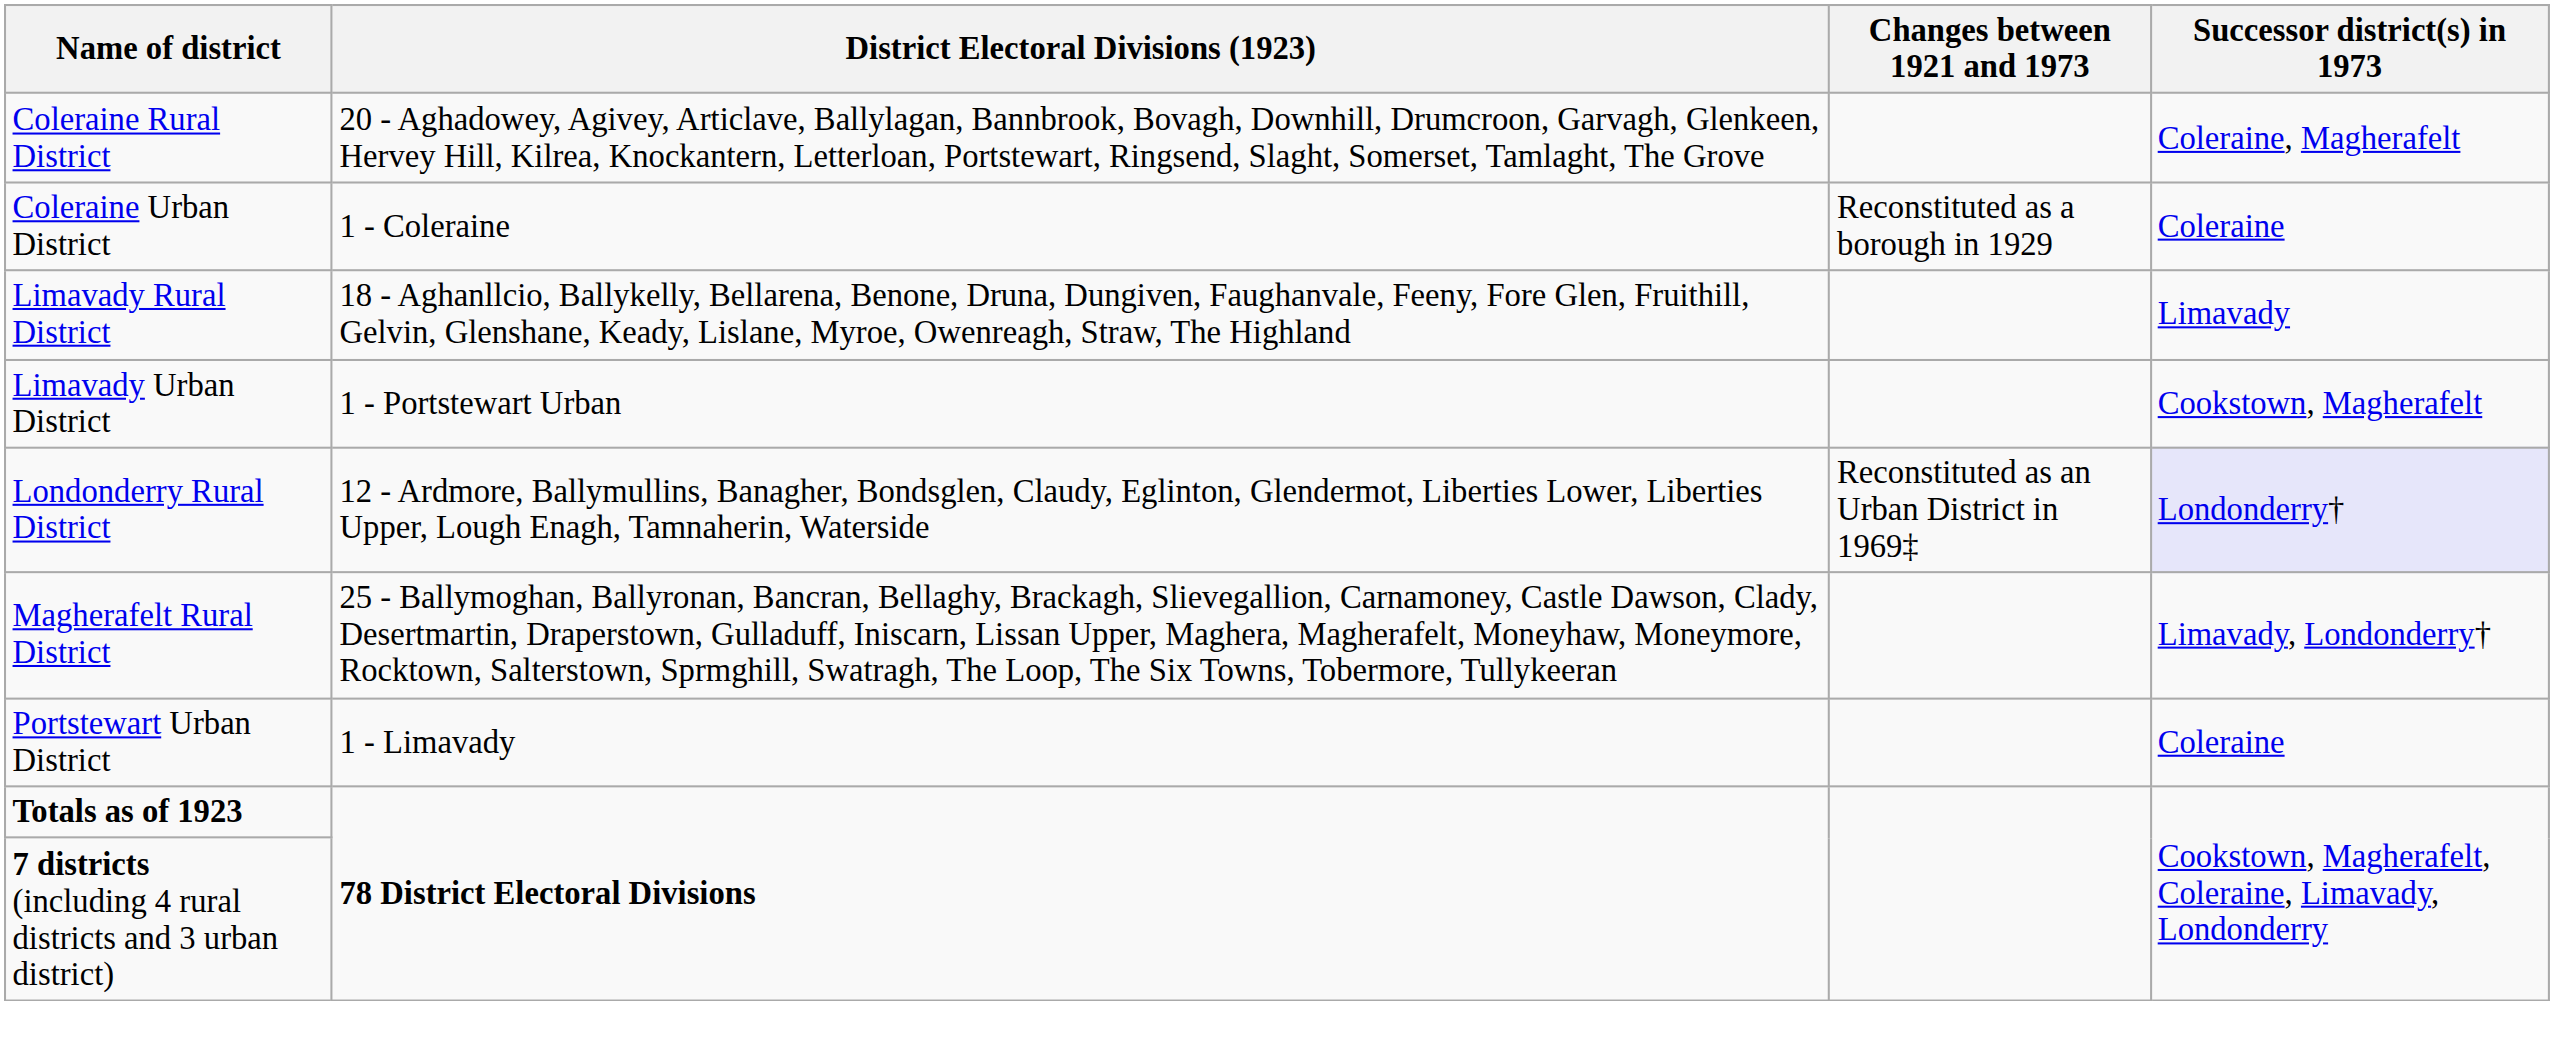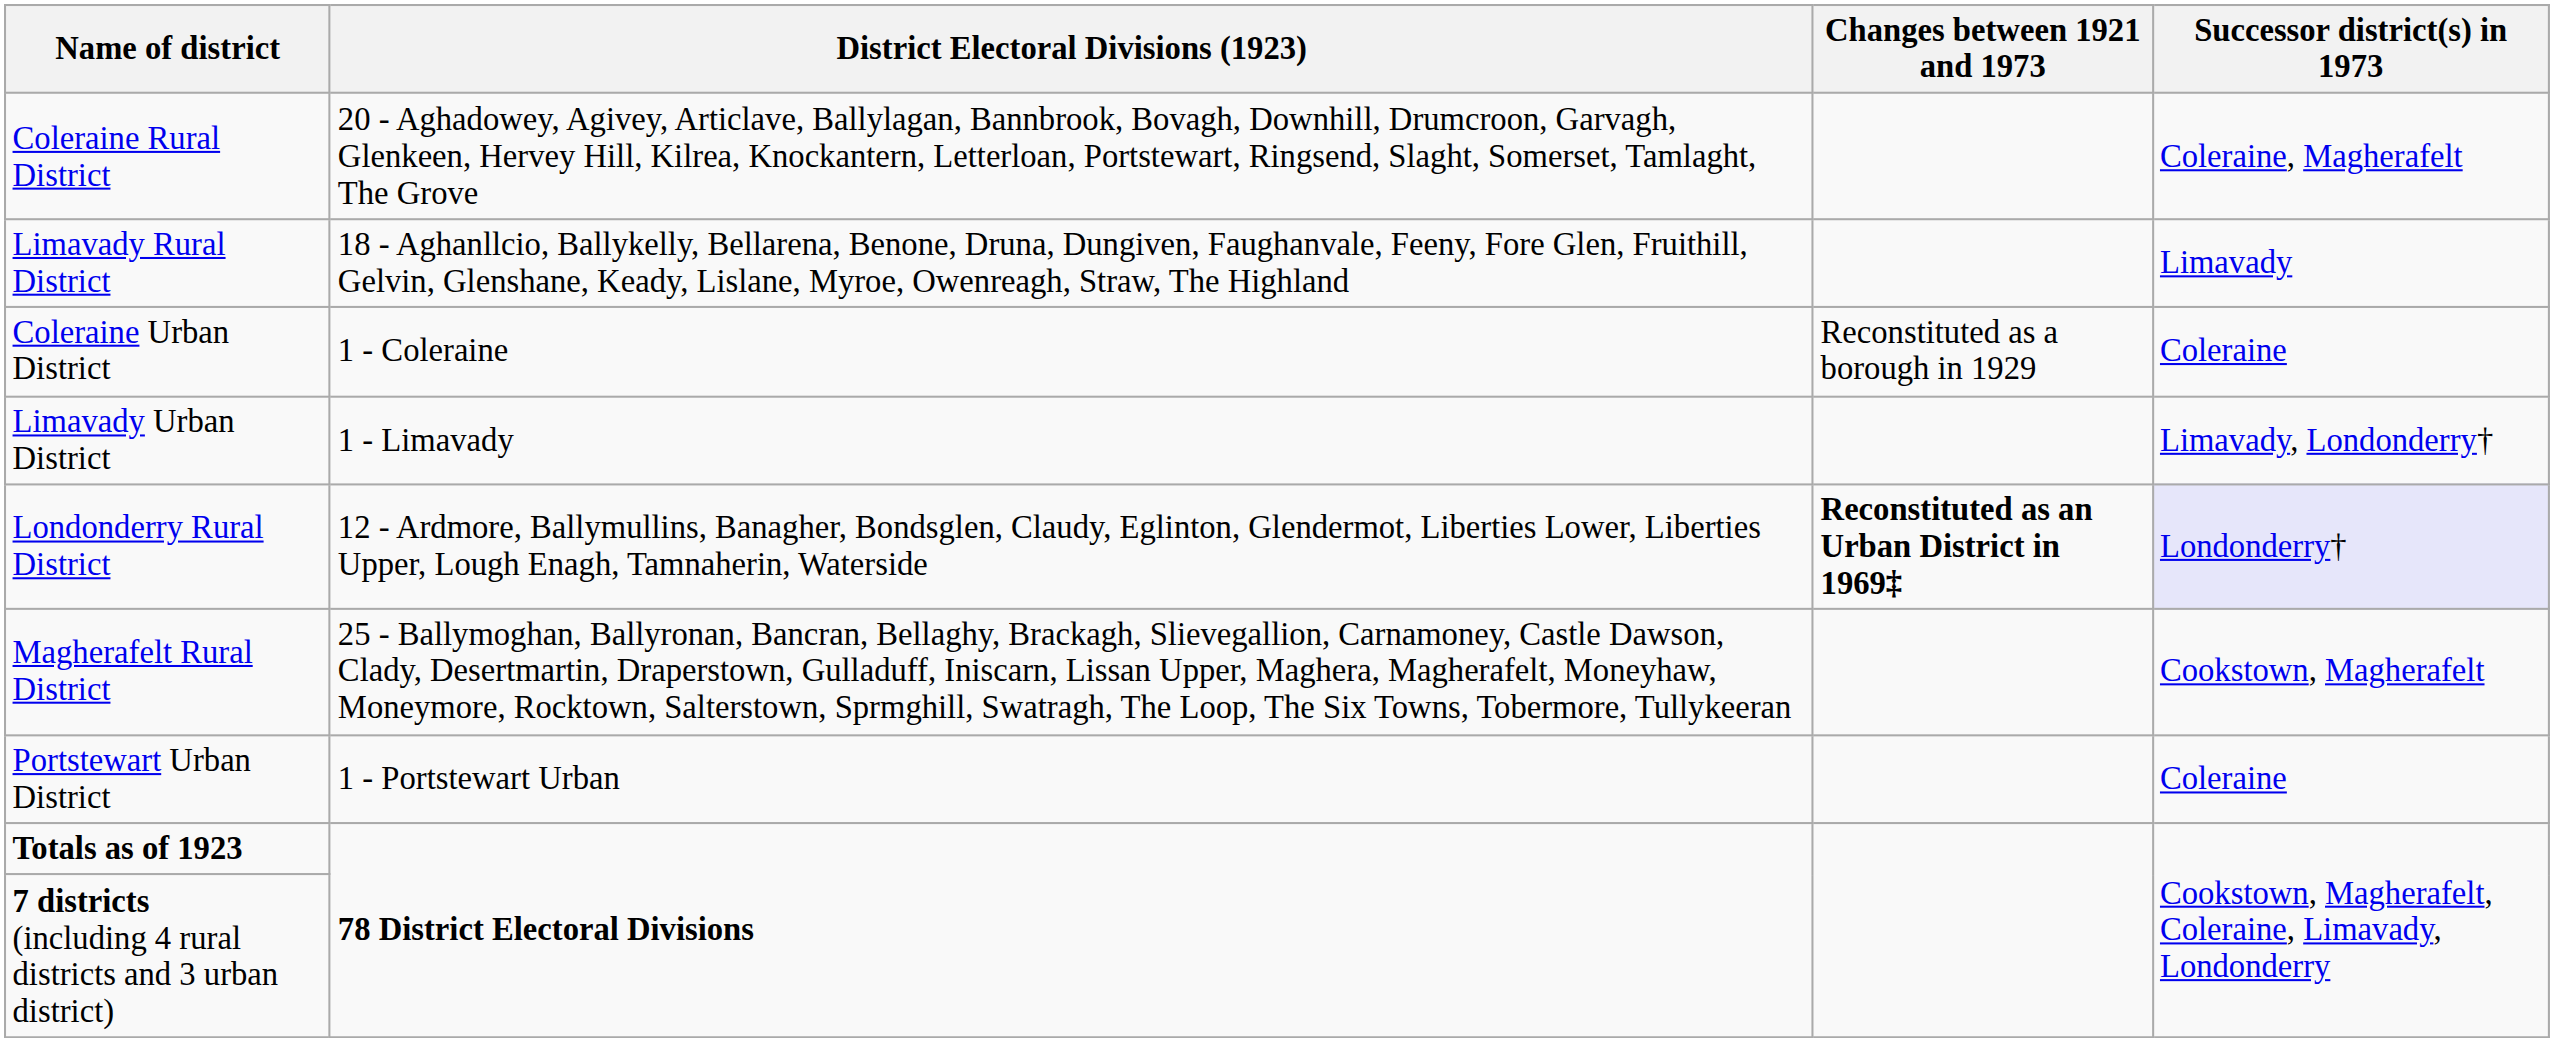rows swapped: (121, 225) <-> (119, 314)
(480, 402) 1 - Portstewart Urban -> (426, 439) 1 - Limavady
(2320, 402) Cookstown, Magherafelt -> (2327, 439) Limavady, Londonderry†
(1964, 509) normal -> (1957, 546) bold
(2324, 634) Limavady, Londonderry† -> (2322, 671) Cookstown, Magherafelt
(427, 741) 1 - Limavady -> (479, 778) 1 - Portstewart Urban
